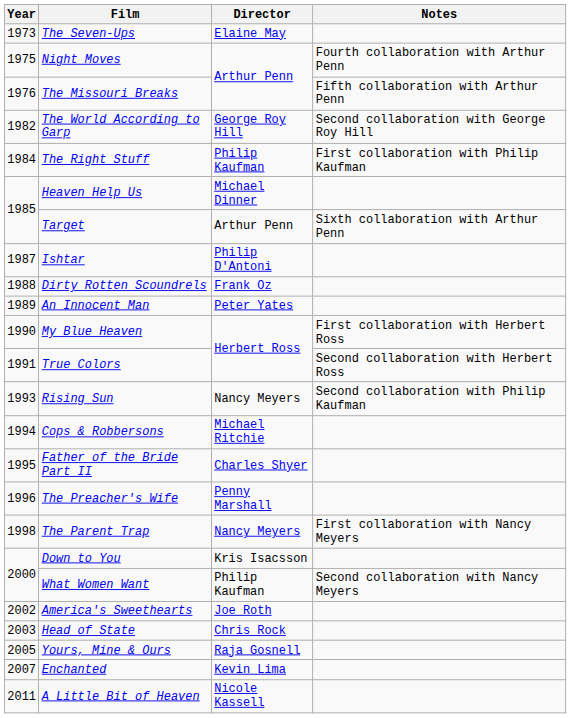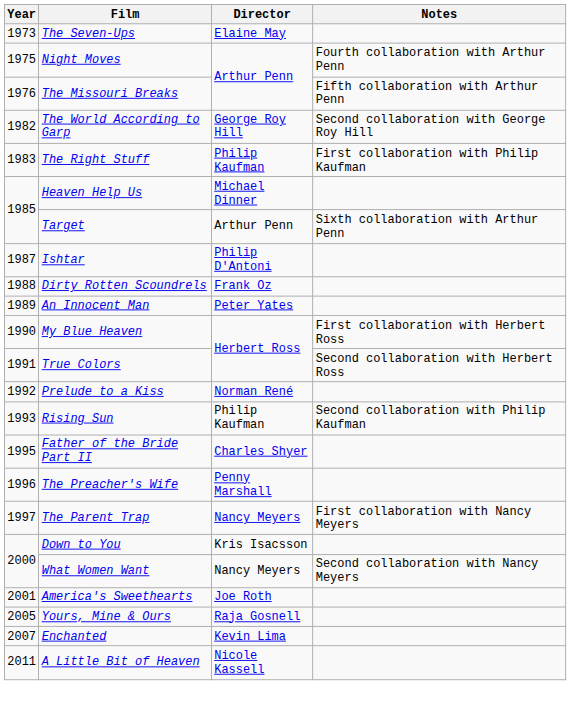(22, 160) 1984 -> (22, 160) 1983
+ row: (103, 392)
(257, 399) Nancy Meyers -> (239, 418) Philip Kaufman
- row: (103, 432)
(22, 532) 1998 -> (22, 518) 1997
(239, 585) Philip Kaufman -> (257, 571) Nancy Meyers
(22, 611) 2002 -> (22, 597) 2001
- row: (88, 631)
